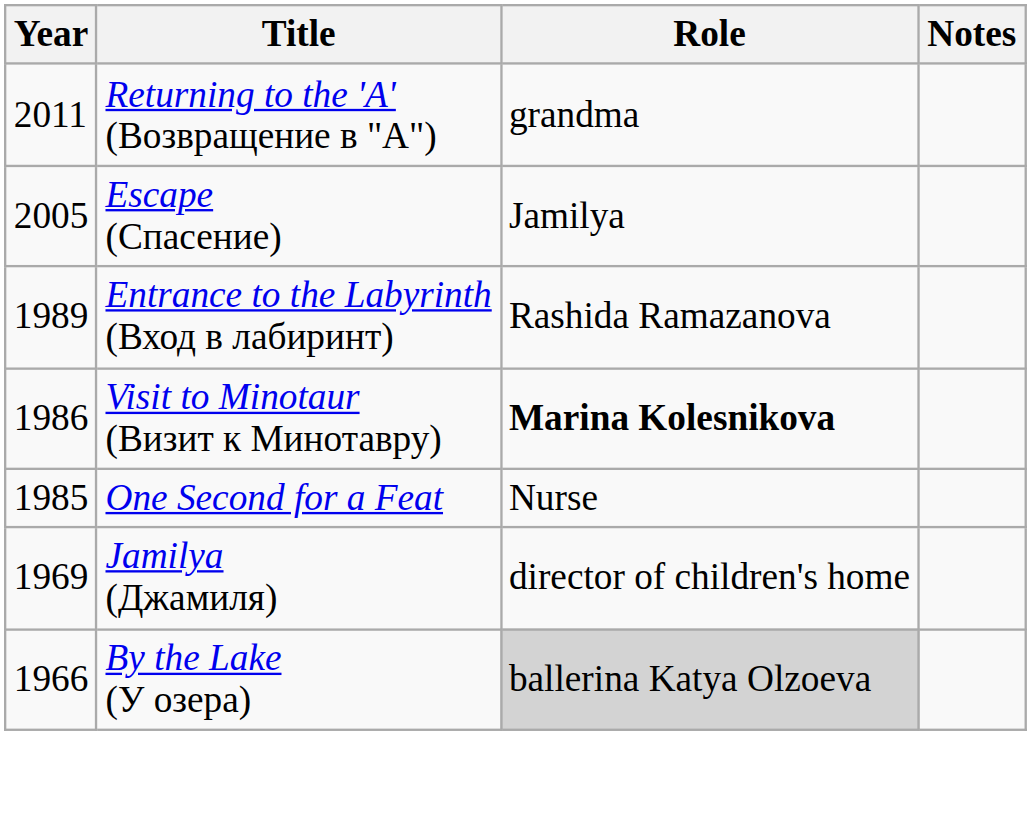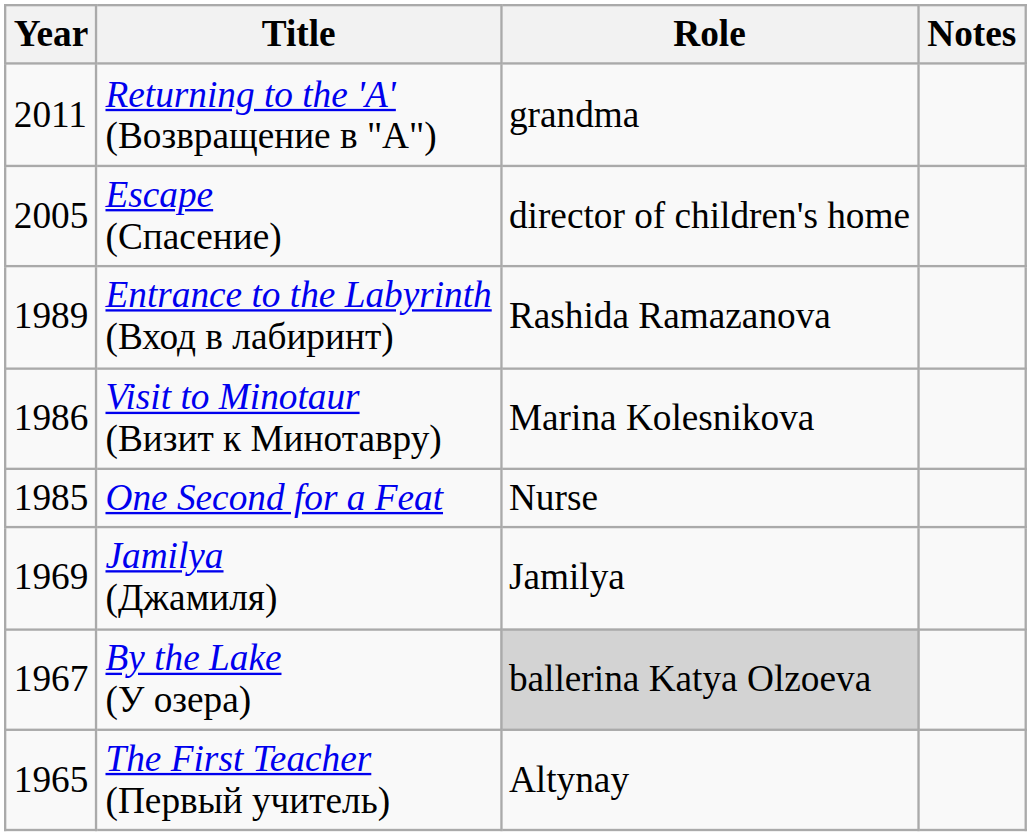(567, 215) Jamilya -> (709, 215) director of children's home
(672, 417) bold -> (662, 417) normal
(709, 577) director of children's home -> (567, 577) Jamilya
(51, 678) 1966 -> (51, 678) 1967
+ row: (248, 779)
